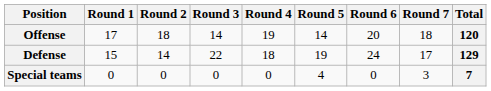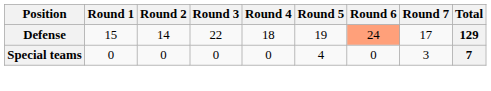- row: (45, 34)
(373, 55) no background -> (373, 34) lightsalmon background
